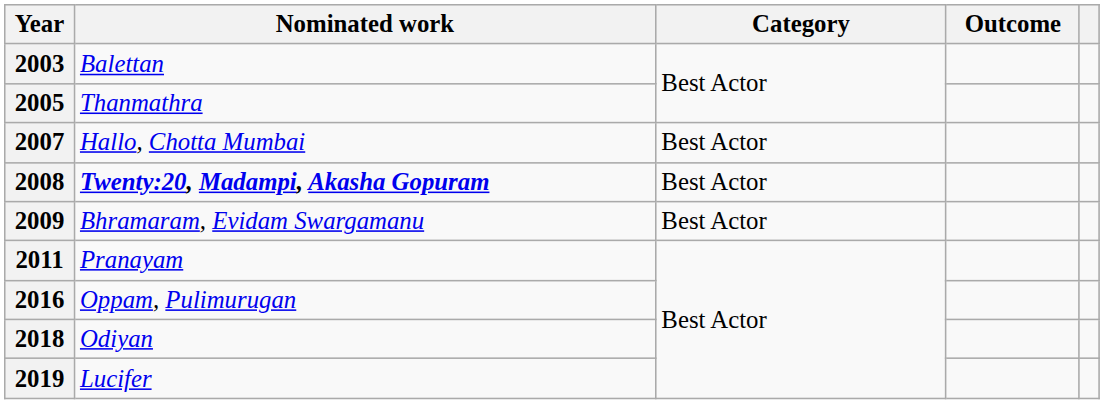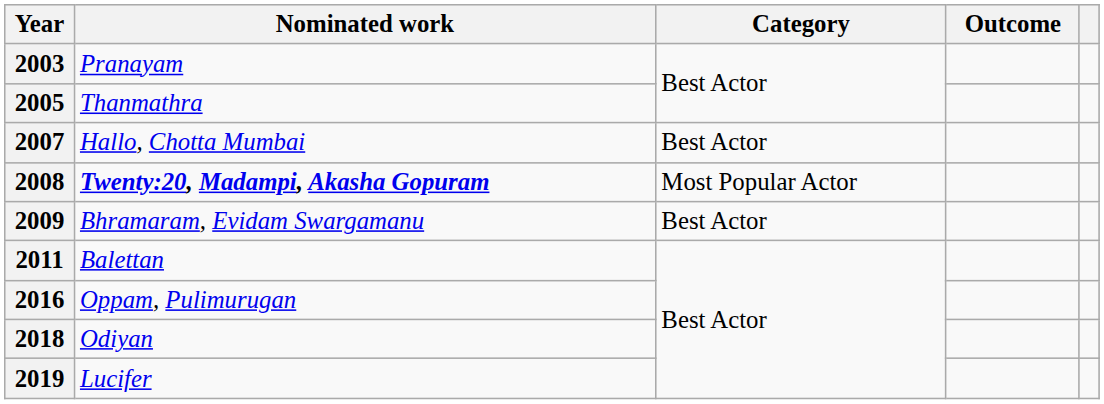(122, 63) Balettan -> (132, 63) Pranayam
(714, 181) Best Actor -> (759, 181) Most Popular Actor
(132, 260) Pranayam -> (122, 260) Balettan
